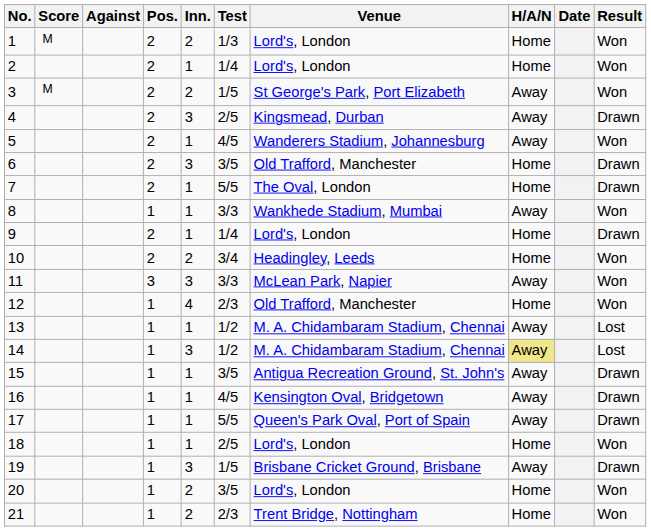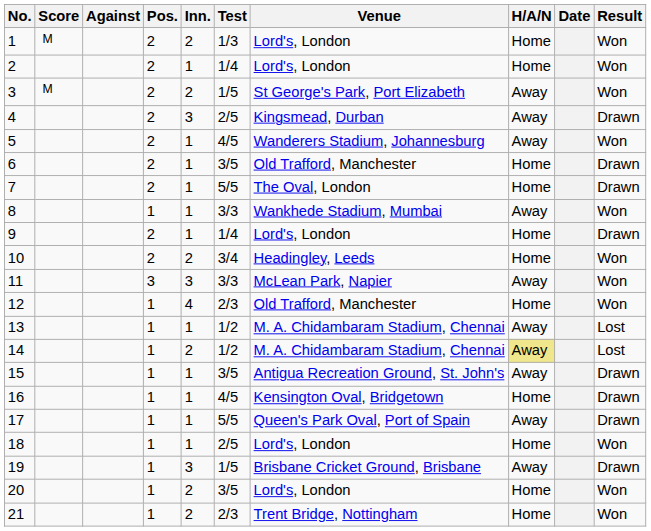(189, 164) 3 -> (189, 164) 1
(189, 350) 3 -> (189, 350) 2
(529, 397) Away -> (531, 397) Home
